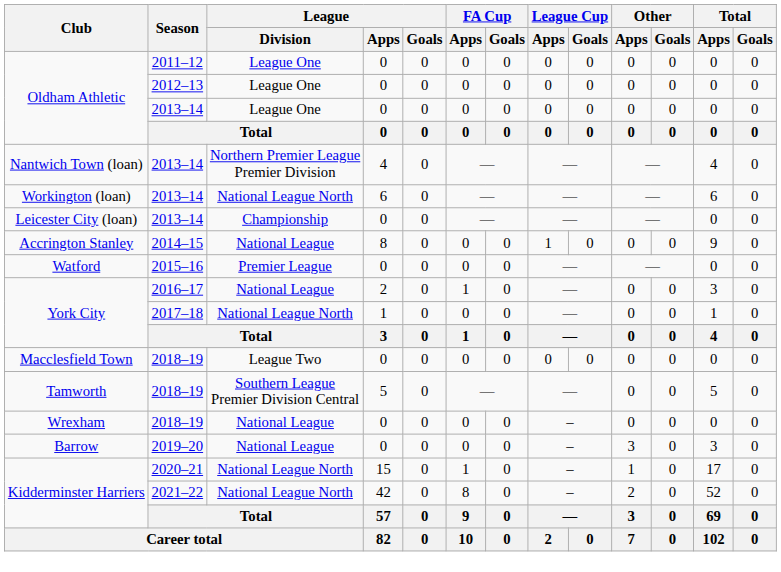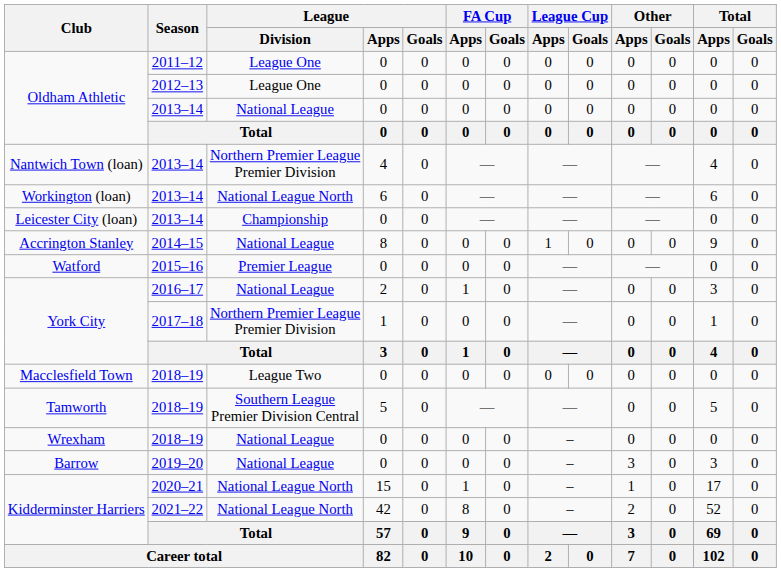(285, 109) League One -> (285, 109) National League
(285, 312) National League North -> (285, 321) Northern Premier League Premier Division
